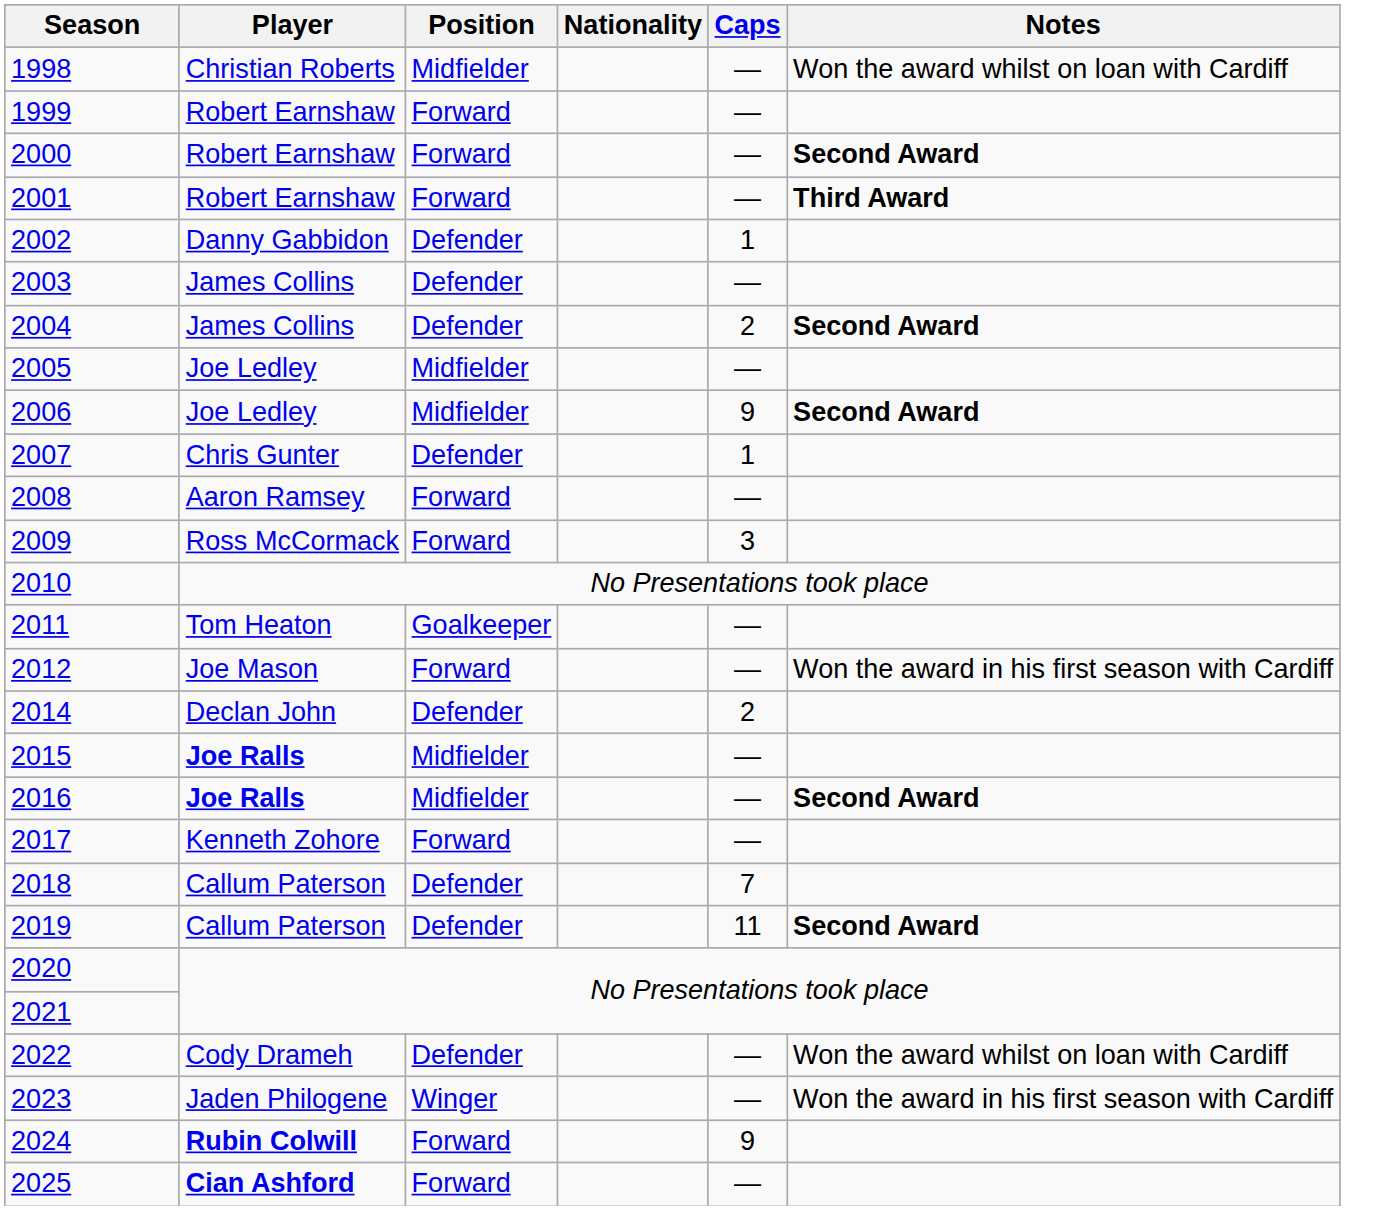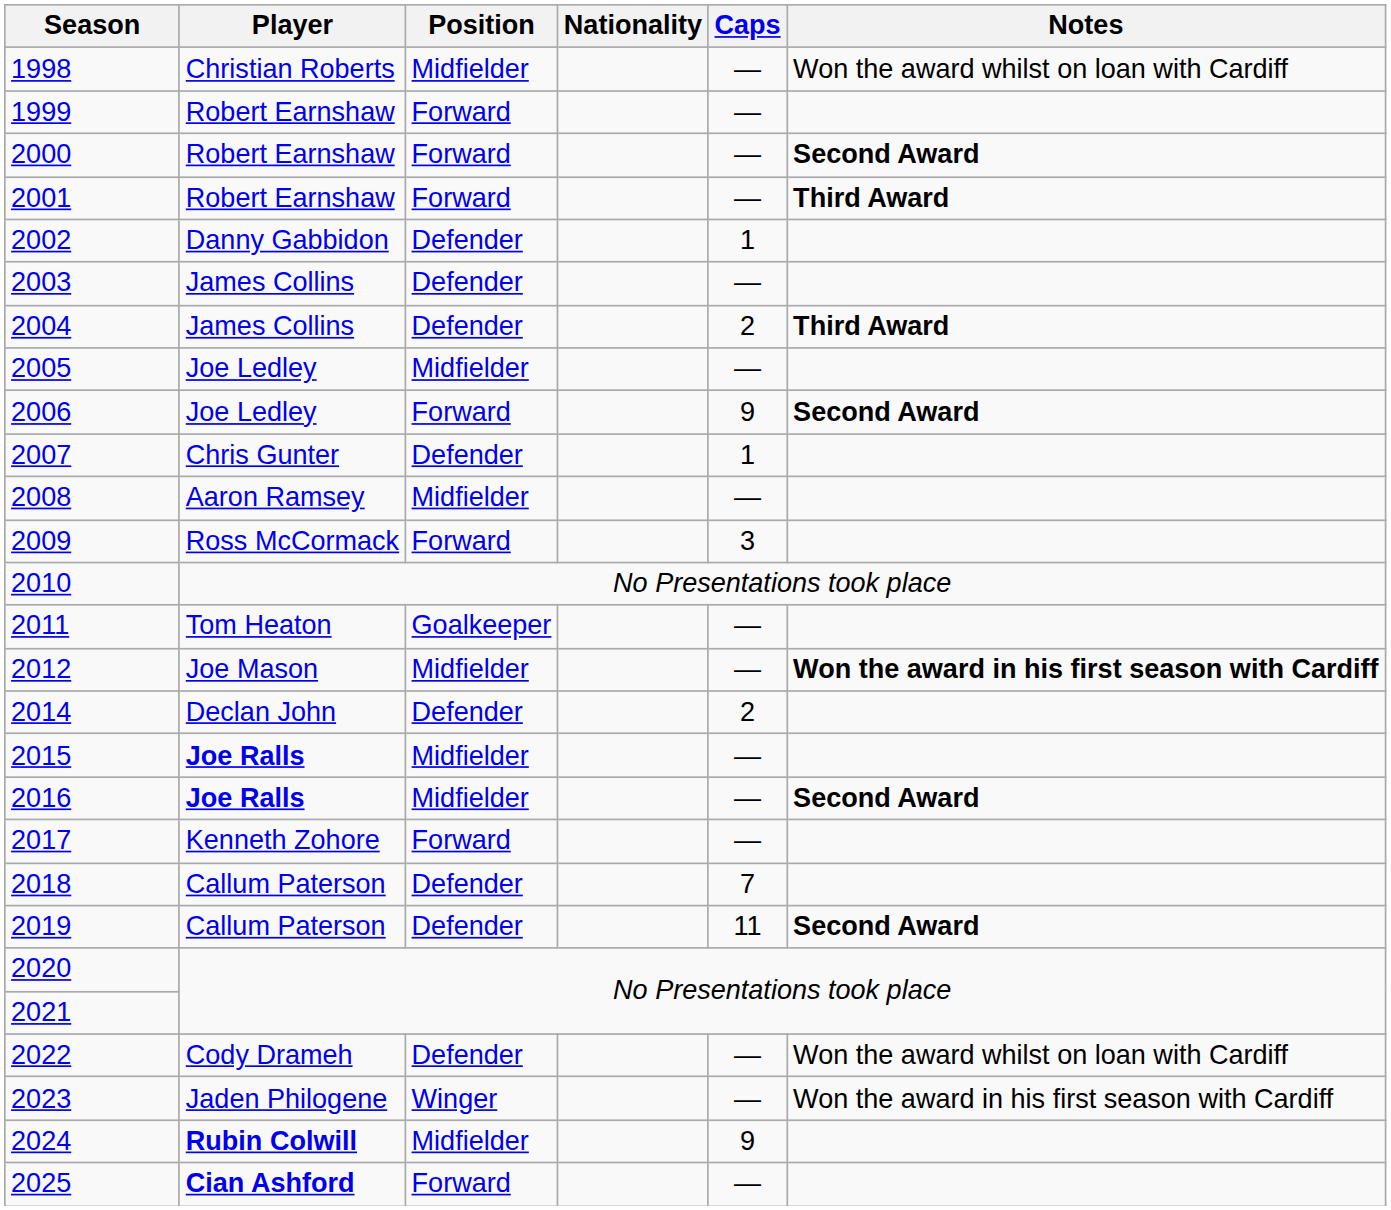(886, 326) Second Award -> (871, 326) Third Award
(470, 411) Midfielder -> (461, 411) Forward
(461, 497) Forward -> (470, 497) Midfielder
(461, 669) Forward -> (470, 669) Midfielder
(1063, 669) normal -> (1086, 669) bold
(461, 1140) Forward -> (470, 1140) Midfielder
